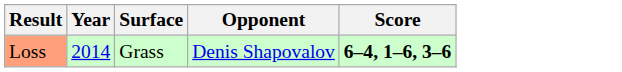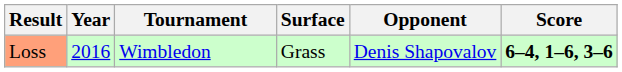+ column: (196, 19)
(91, 50) 2014 -> (91, 50) 2016
